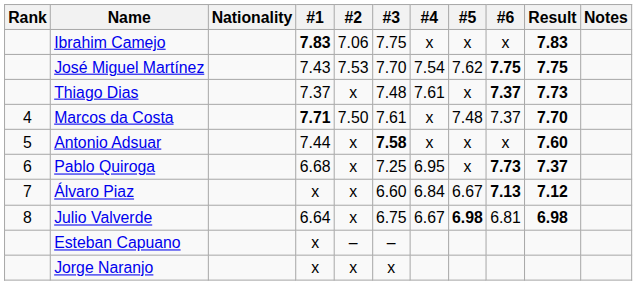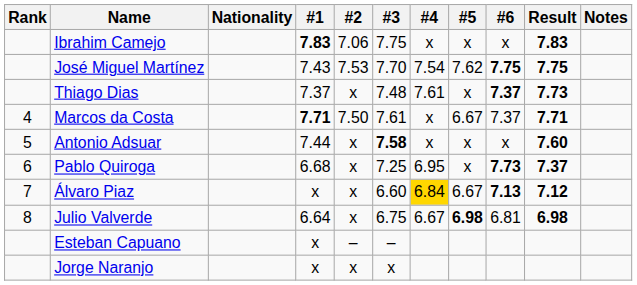(467, 117) 7.48 -> (467, 117) 6.67
(552, 117) 7.70 -> (552, 117) 7.71
(429, 192) no background -> (429, 192) gold background
